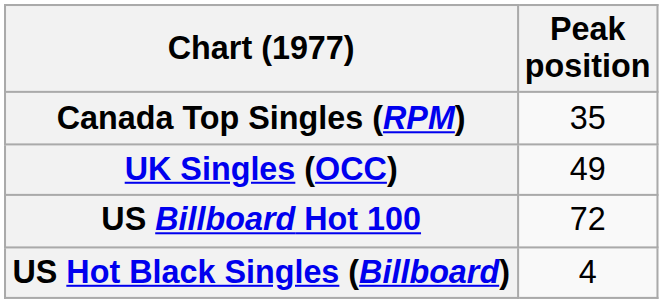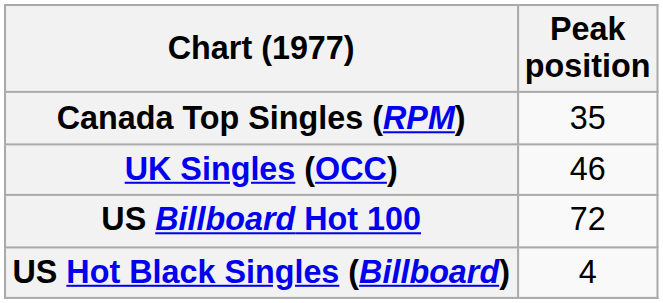(588, 169) 49 -> (588, 169) 46
